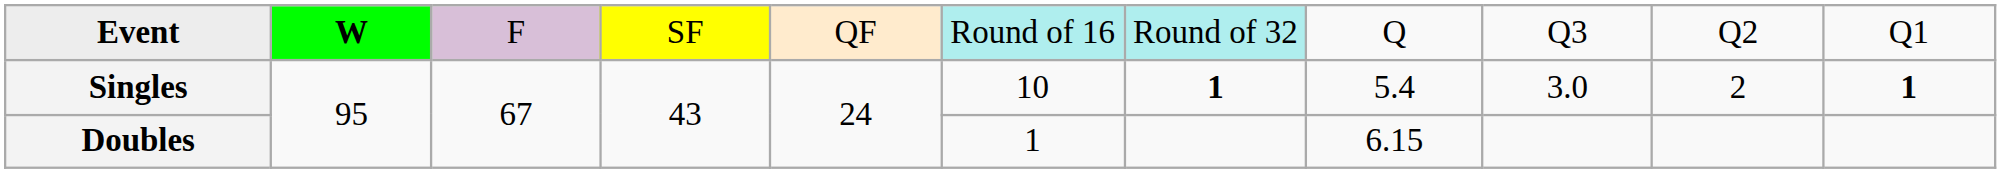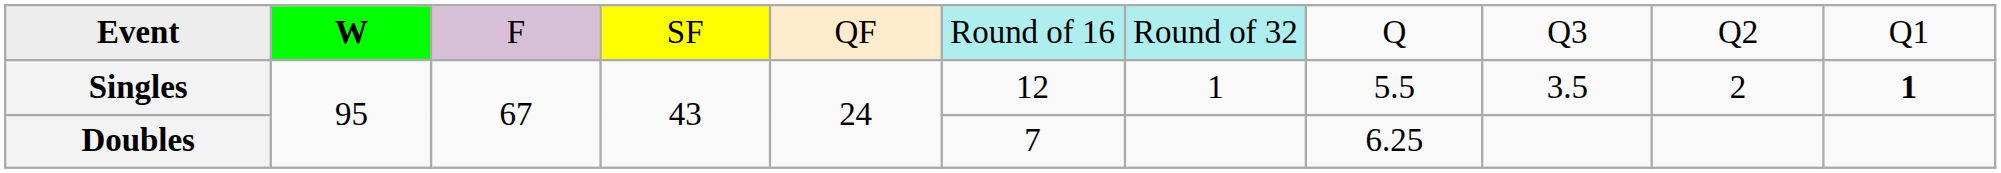(1033, 86) 10 -> (1033, 86) 12
(1215, 86) bold -> (1215, 86) normal
(1394, 86) 5.4 -> (1394, 86) 5.5
(1567, 86) 3.0 -> (1567, 86) 3.5
(1033, 140) 1 -> (1033, 140) 7
(1394, 140) 6.15 -> (1394, 140) 6.25
